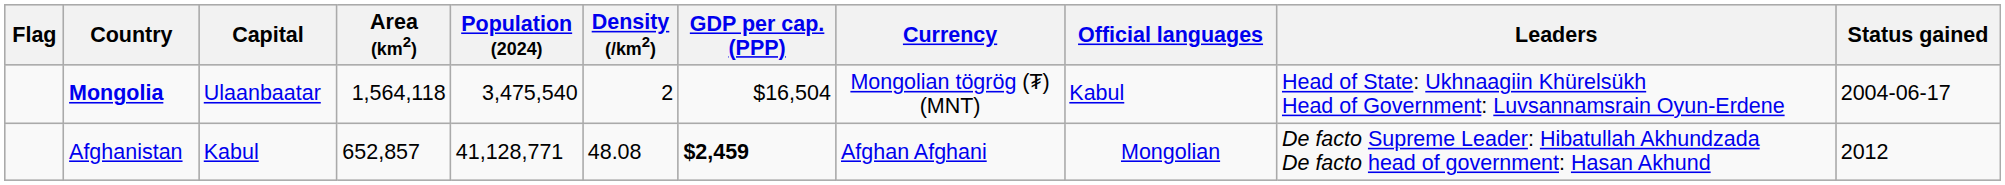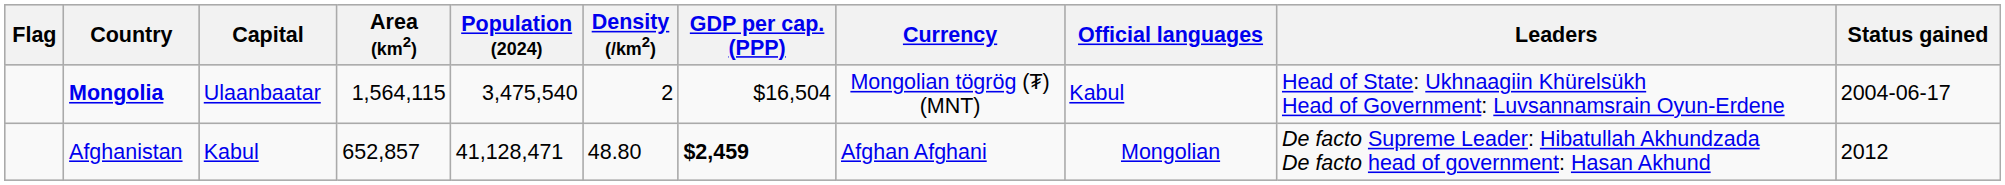(399, 94) 1,564,118 -> (399, 94) 1,564,115
(510, 151) 41,128,771 -> (510, 151) 41,128,471
(615, 151) 48.08 -> (615, 151) 48.80
